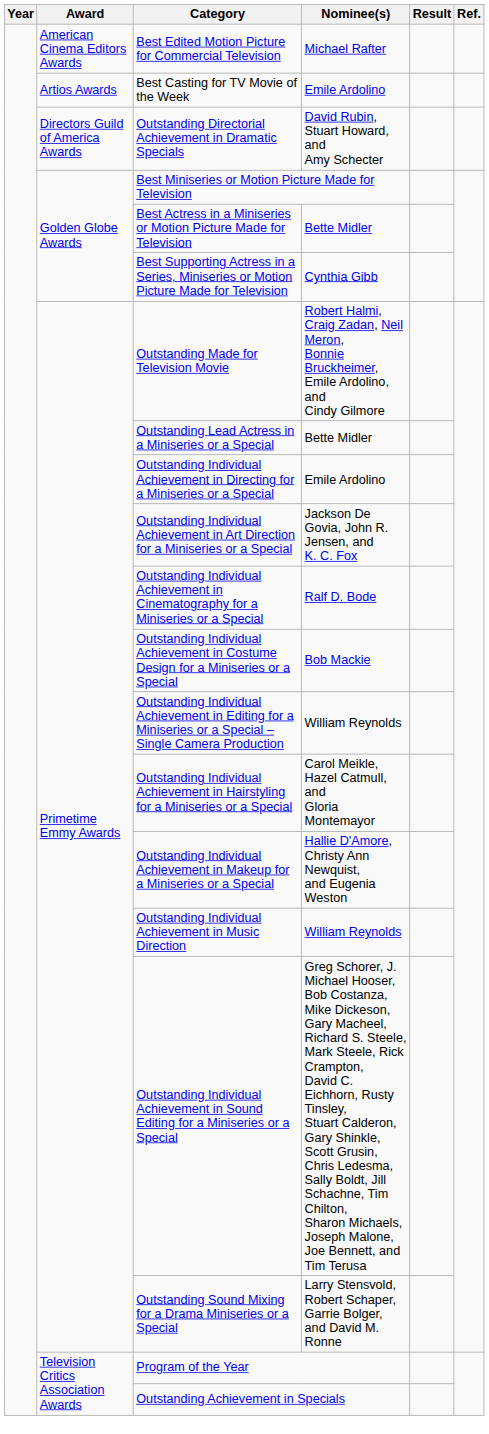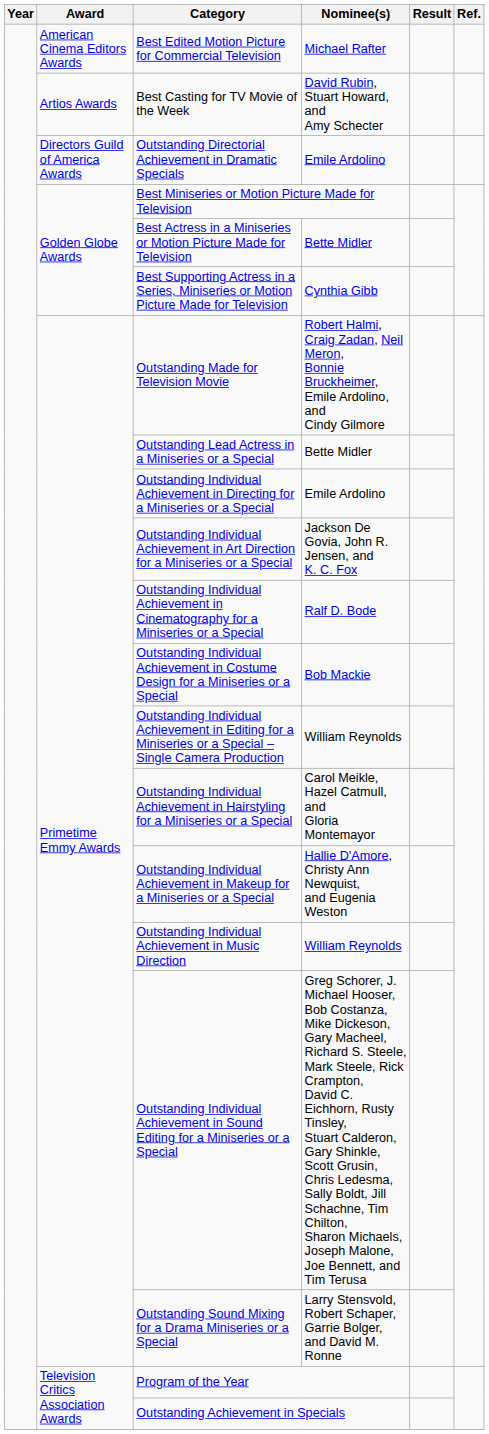(345, 90) Emile Ardolino -> (347, 104) David Rubin, Stuart Howard, and Amy Schecter
(347, 138) David Rubin, Stuart Howard, and Amy Schecter -> (345, 159) Emile Ardolino
